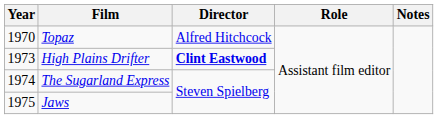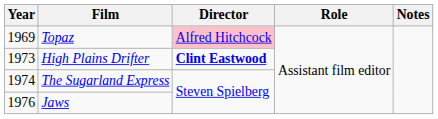(21, 37) 1970 -> (21, 37) 1969
(224, 37) no background -> (224, 37) pink background
(21, 102) 1975 -> (21, 102) 1976
